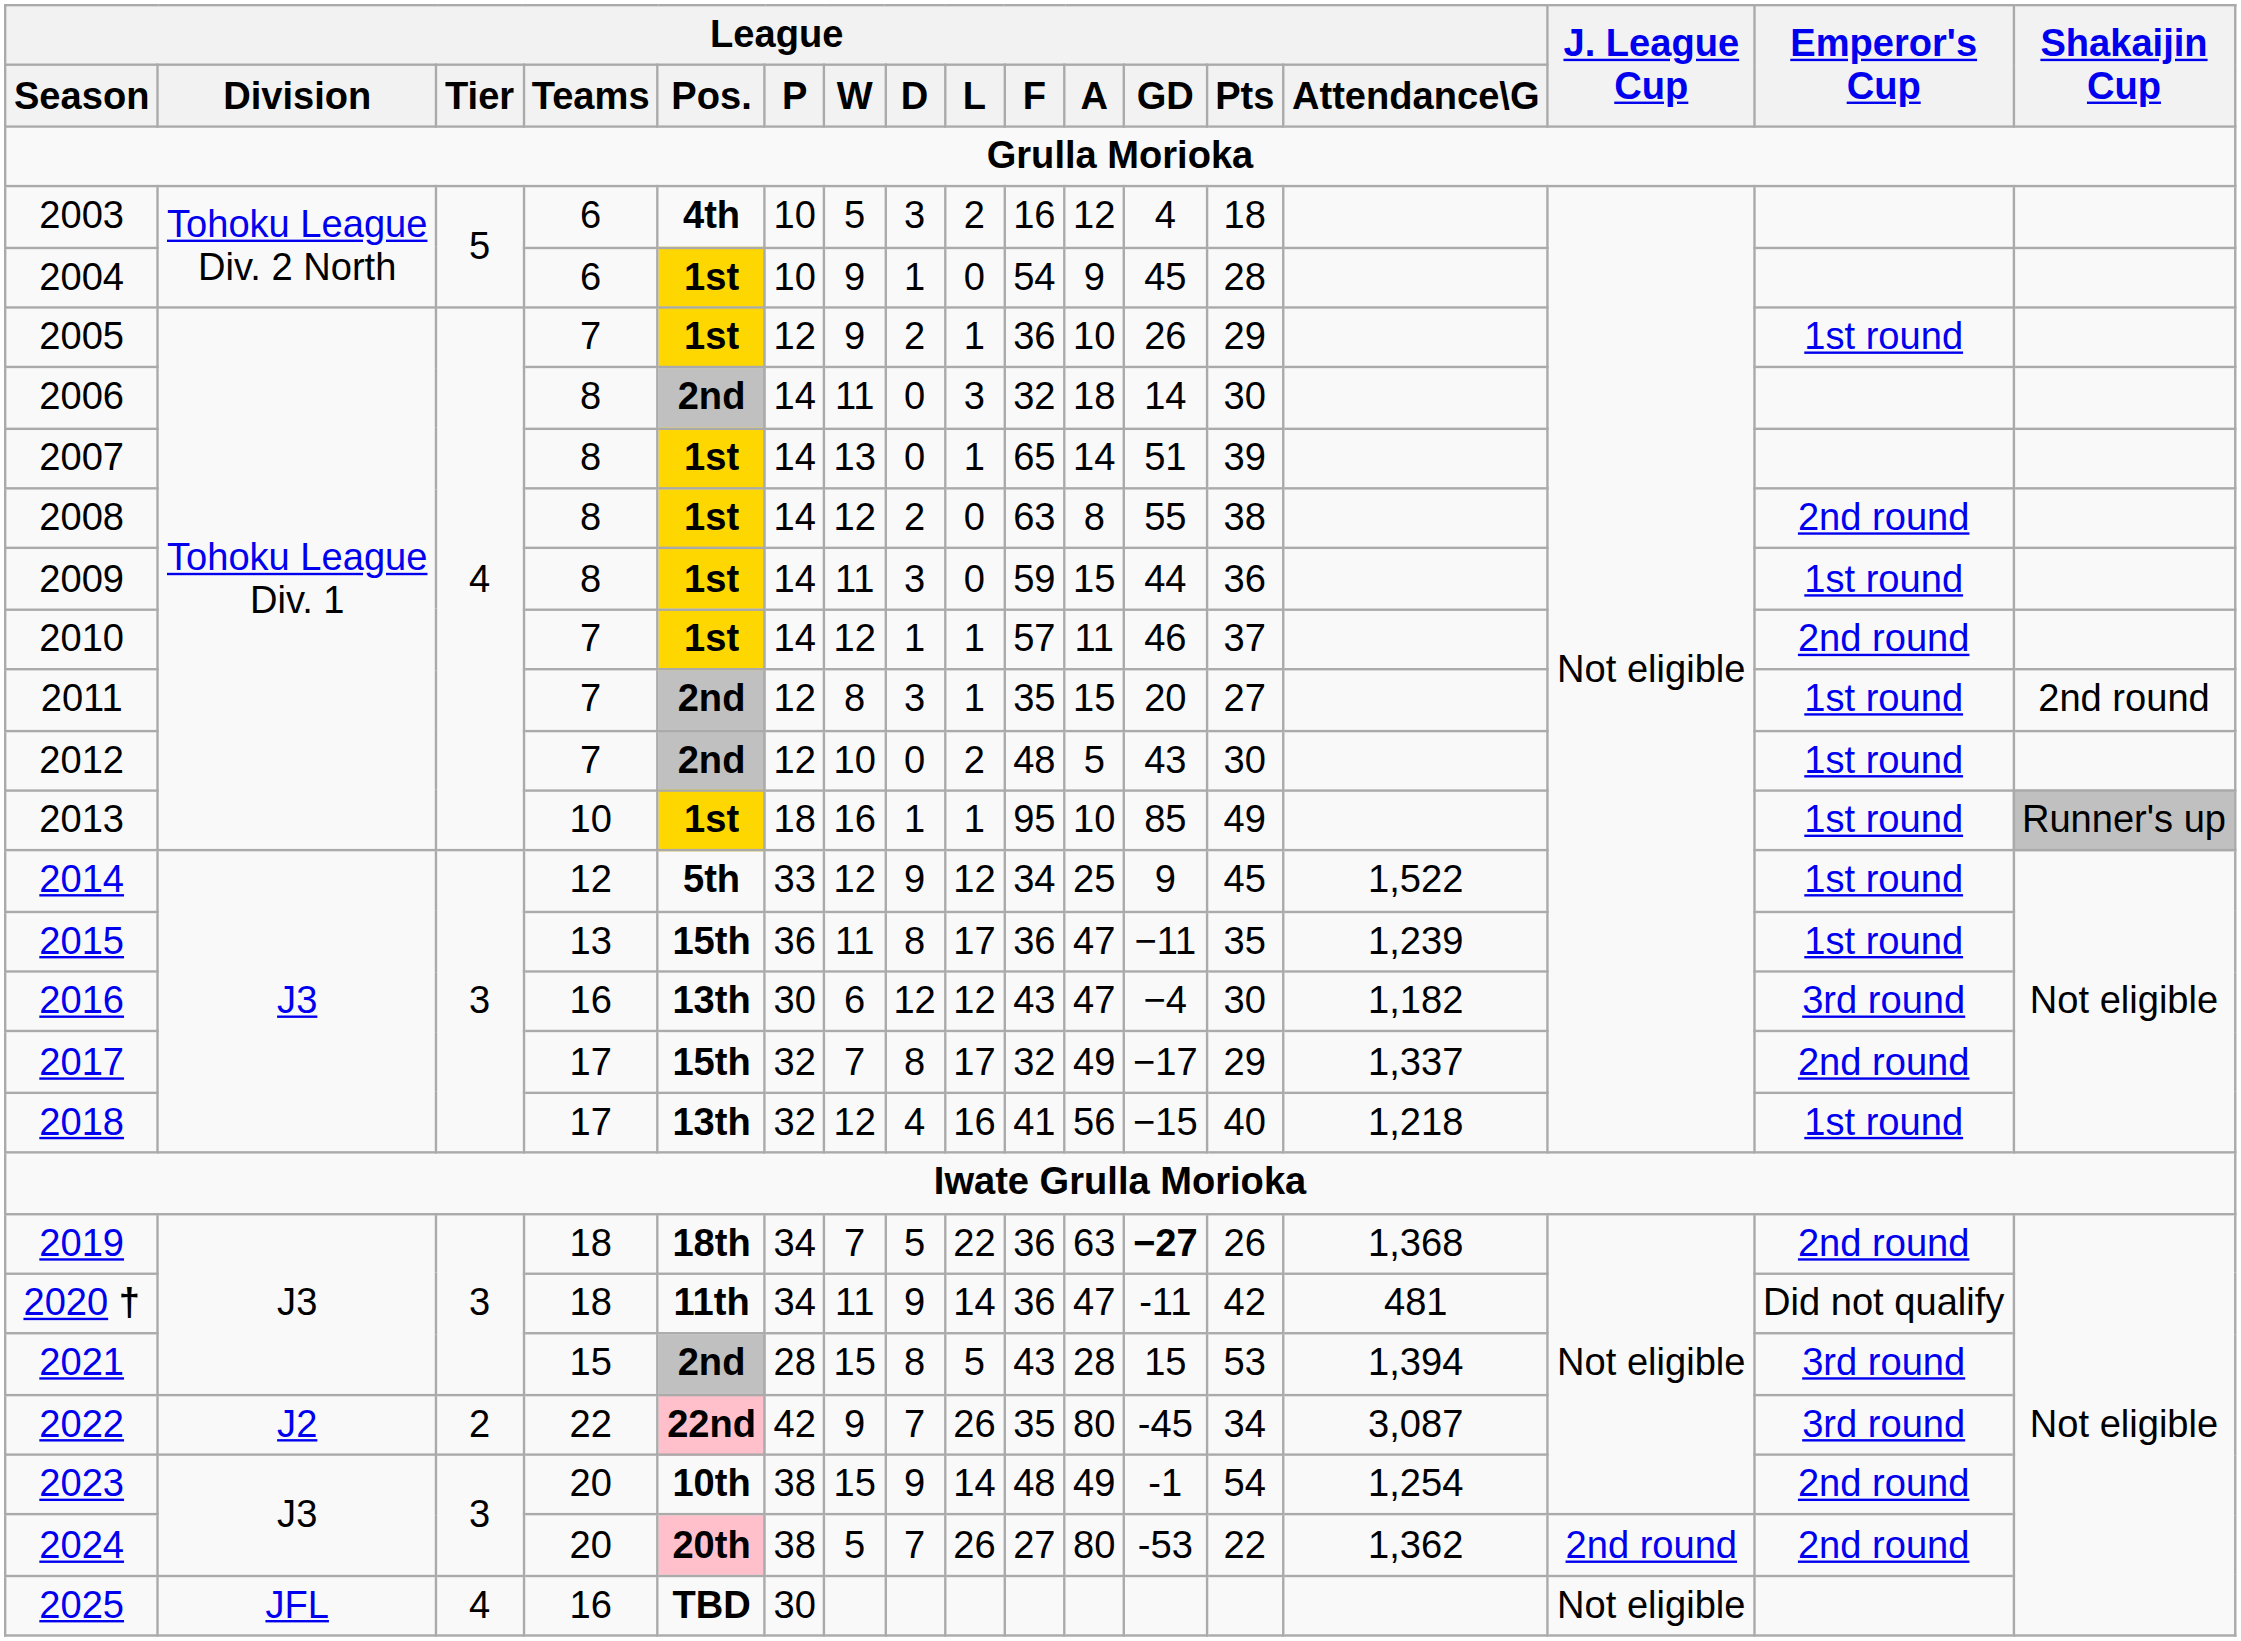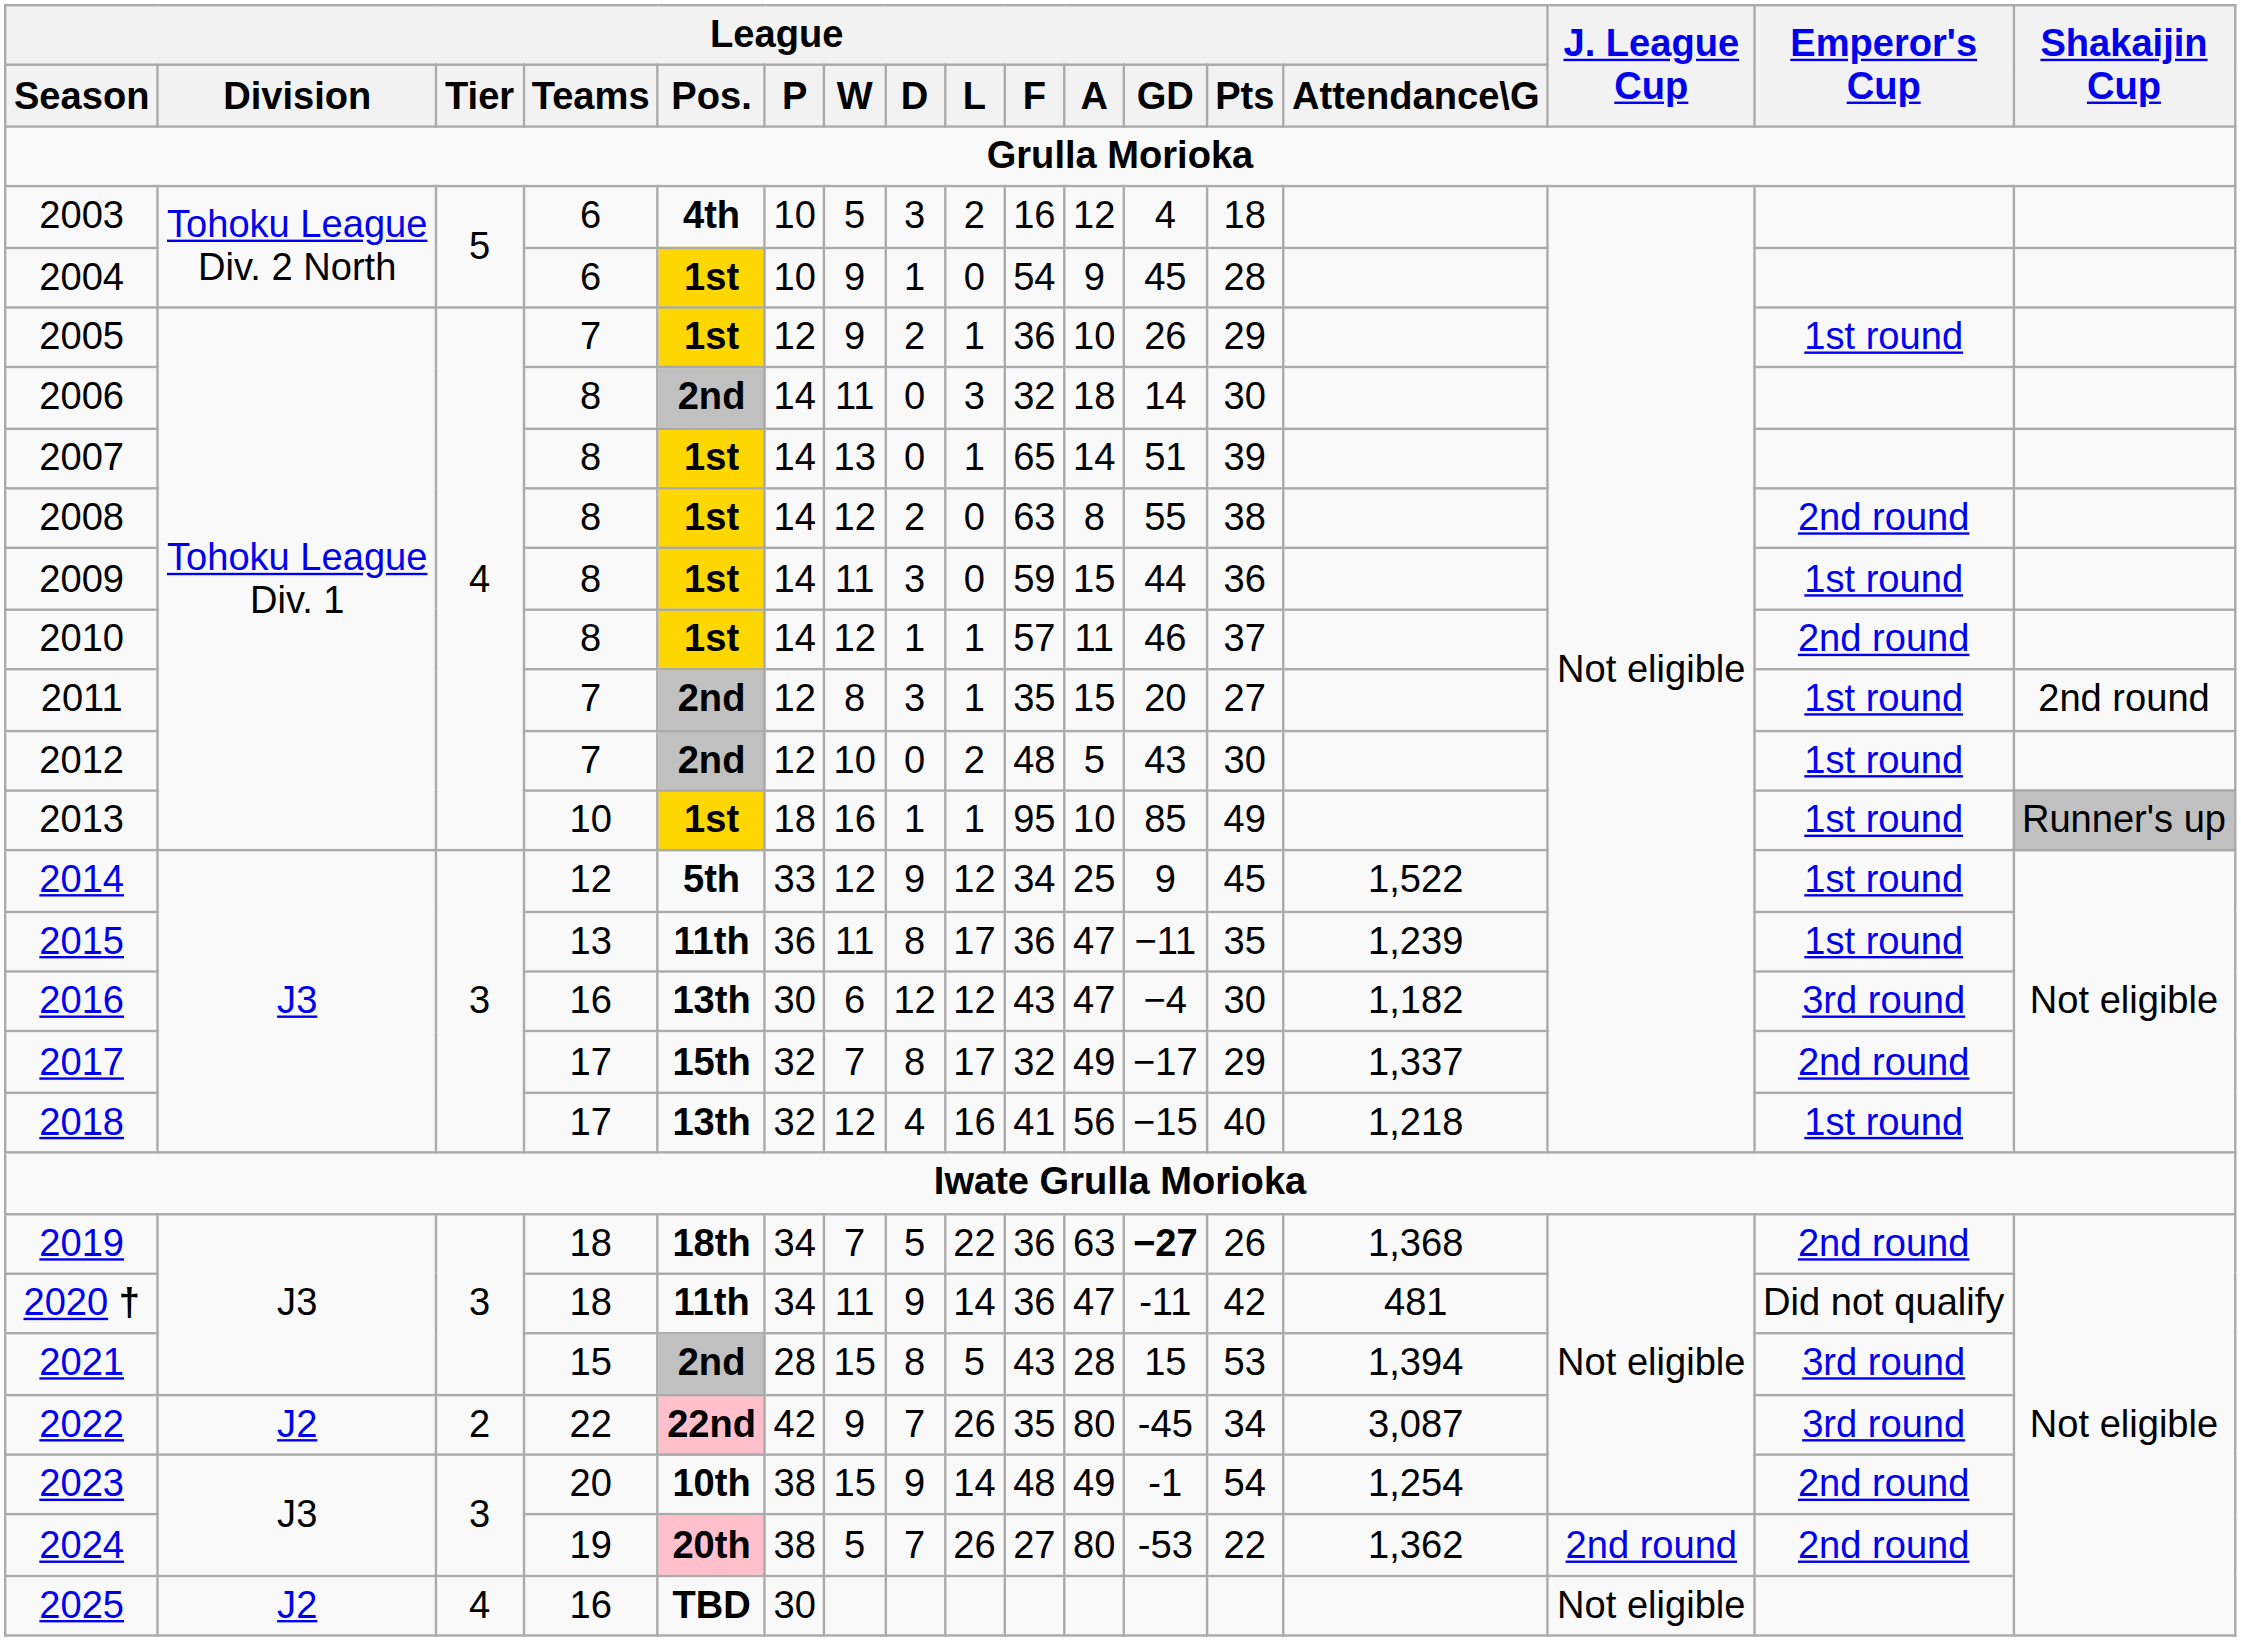(591, 638) 7 -> (591, 638) 8
(712, 940) 15th -> (712, 940) 11th
(591, 1544) 20 -> (591, 1544) 19
(297, 1604) JFL -> (297, 1604) J2
